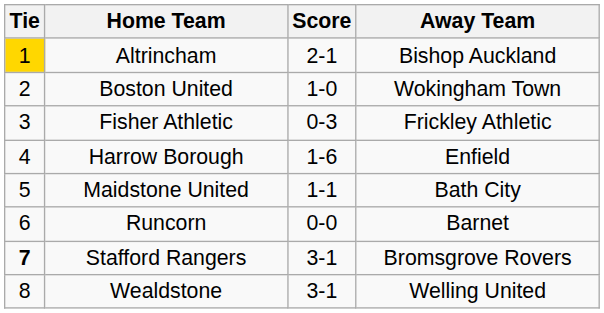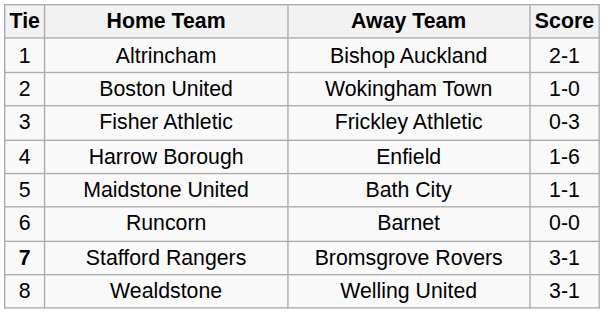columns swapped: (322, 21) <-> (478, 21)
(25, 55) gold background -> (25, 55) no background
